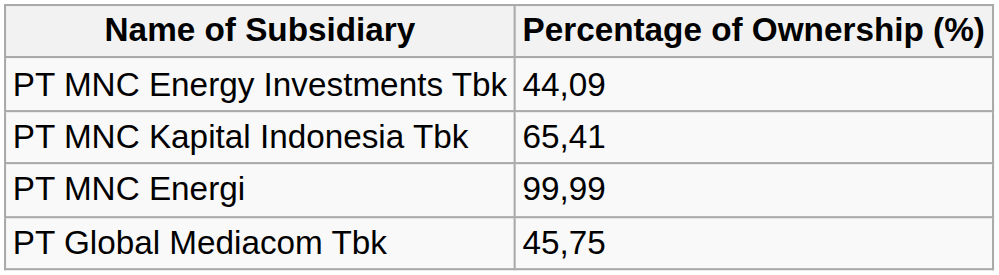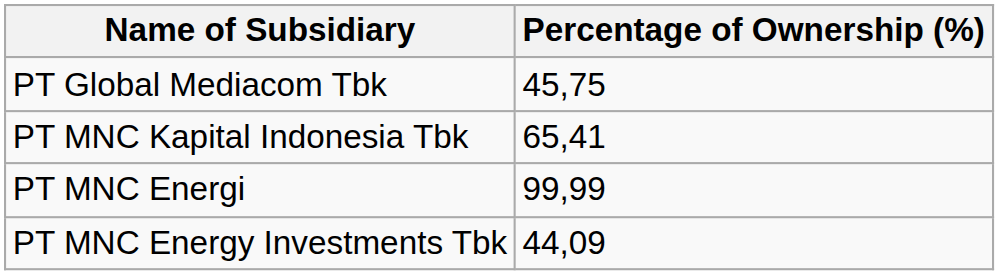rows swapped: (200, 242) <-> (260, 83)
